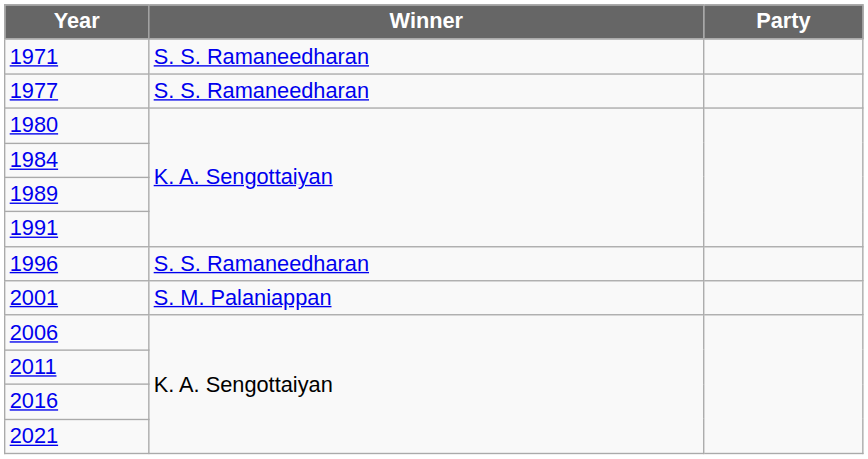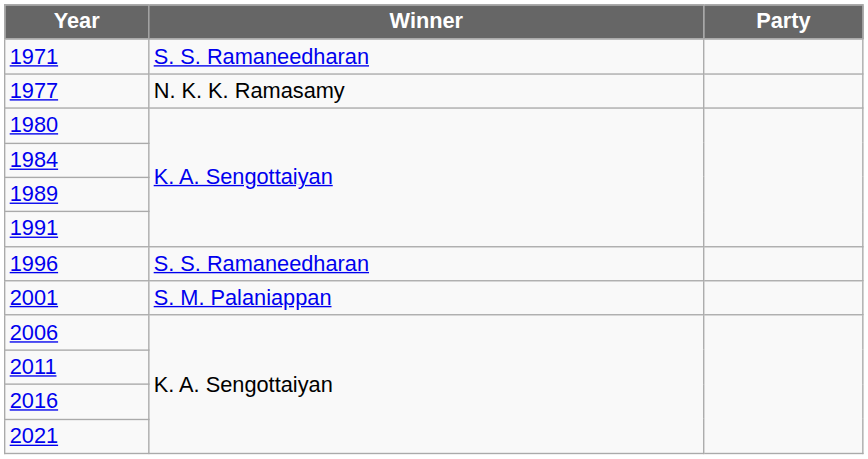(261, 90) S. S. Ramaneedharan -> (249, 90) N. K. K. Ramasamy
